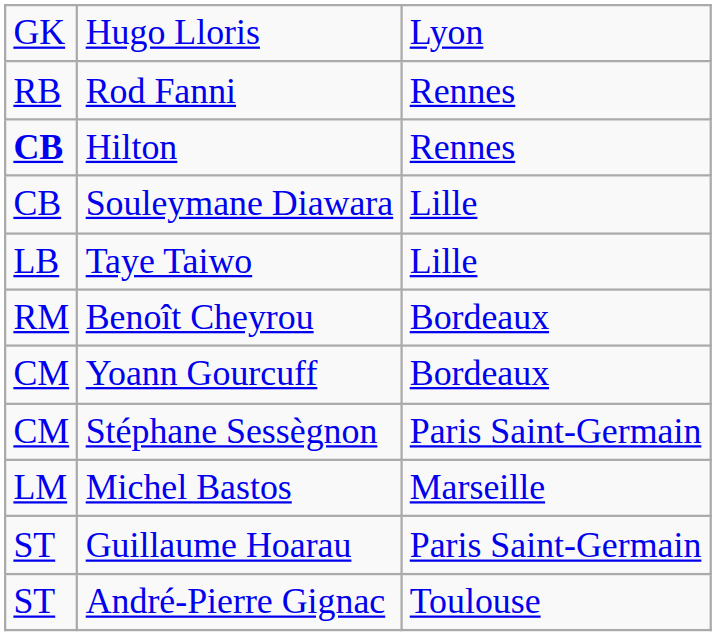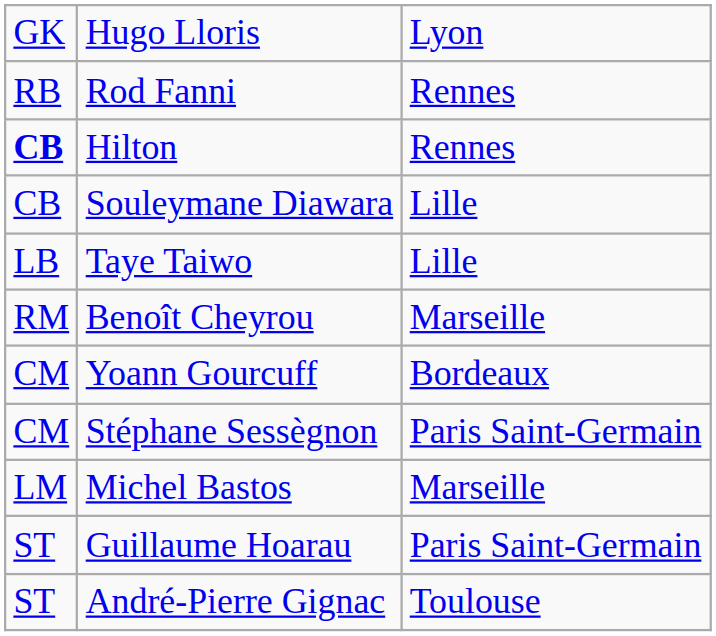(479, 317) Bordeaux -> (477, 317) Marseille
